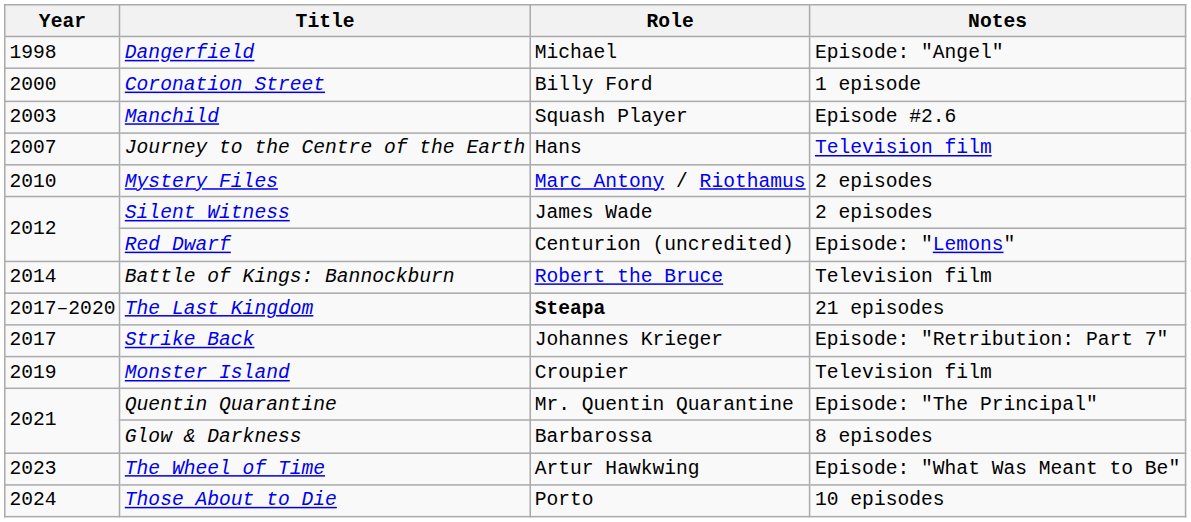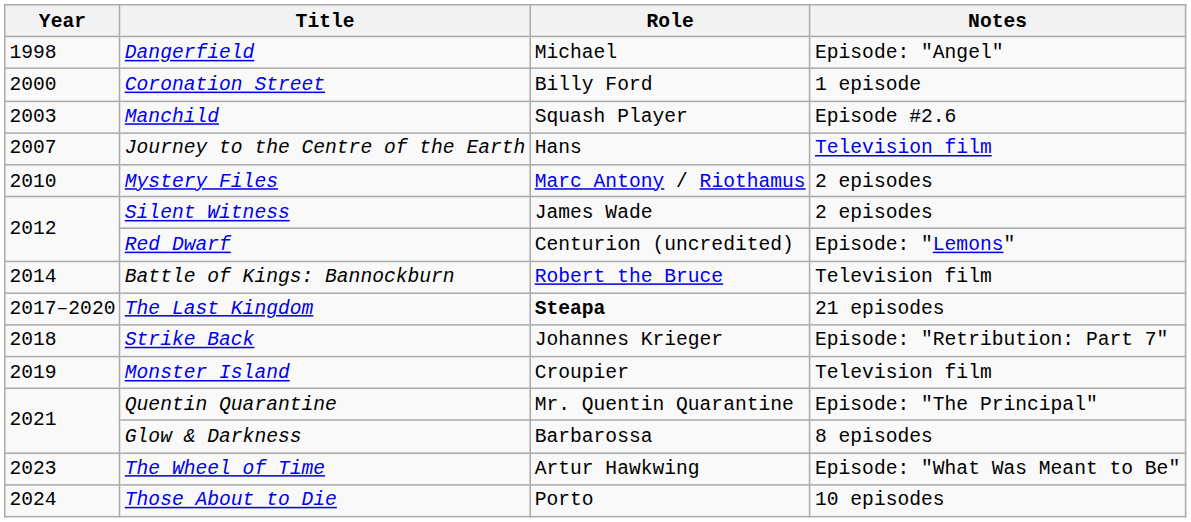(33, 341) 2017 -> (33, 341) 2018
